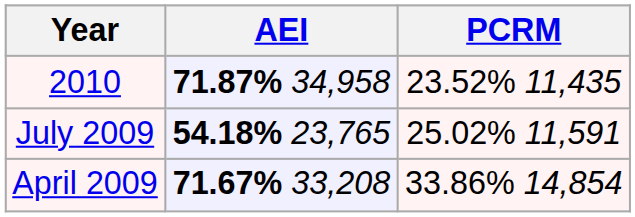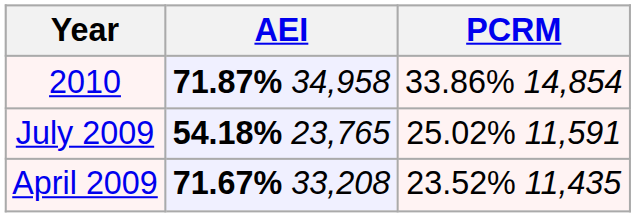(514, 81) 23.52% 11,435 -> (514, 81) 33.86% 14,854
(514, 184) 33.86% 14,854 -> (514, 184) 23.52% 11,435
